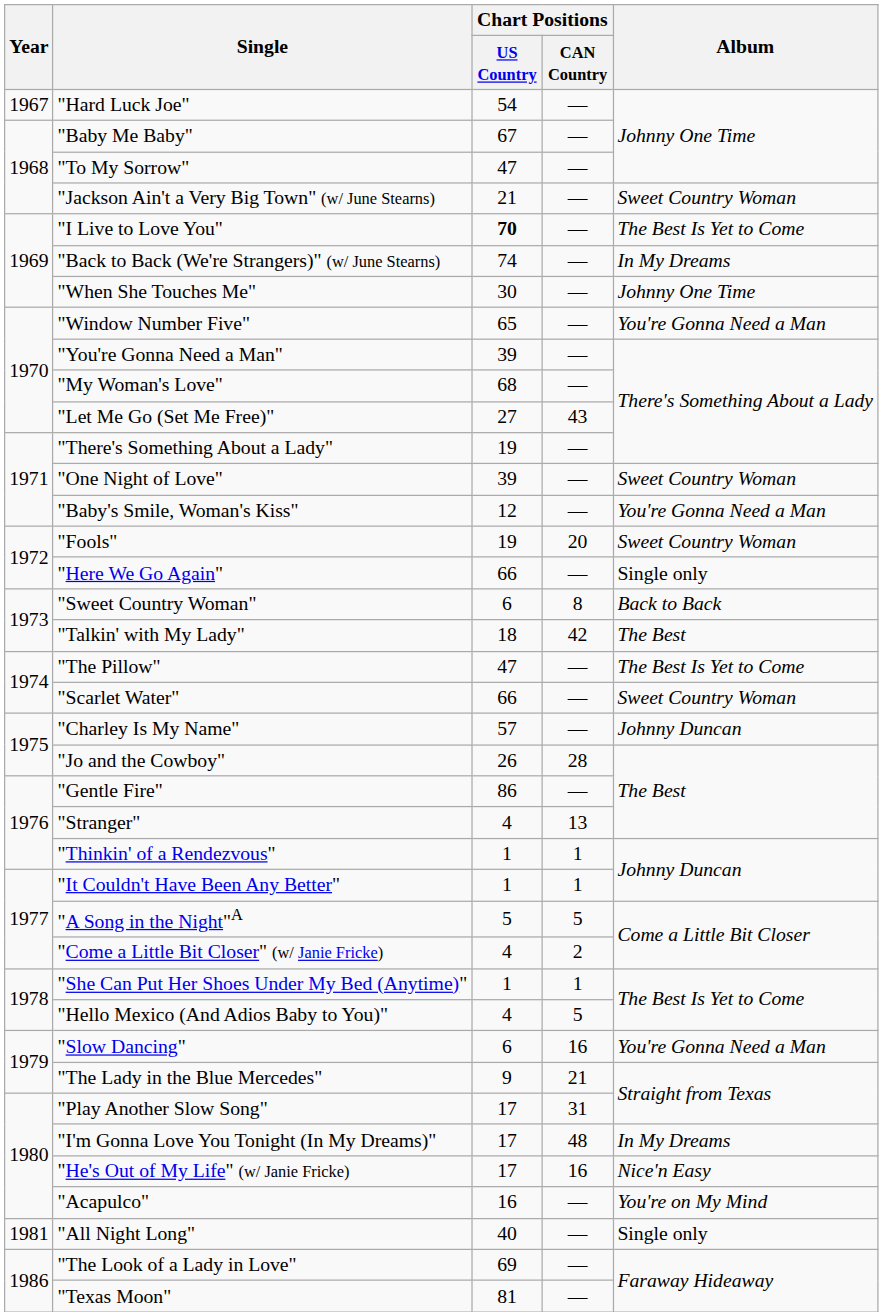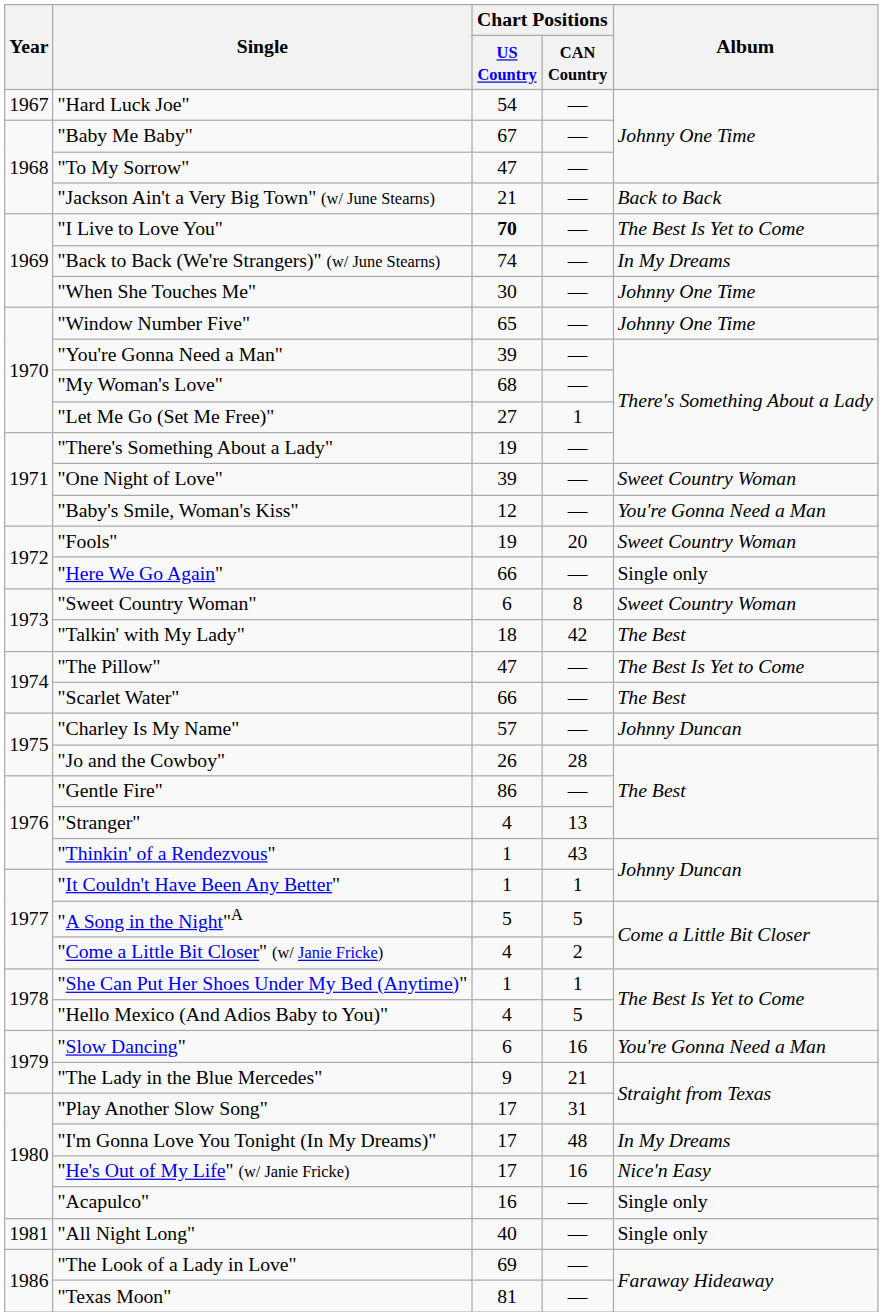(707, 198) Sweet Country Woman -> (669, 198) Back to Back
(722, 323) You're Gonna Need a Man -> (686, 323) Johnny One Time
(578, 416) 43 -> (578, 416) 1
(669, 604) Back to Back -> (707, 604) Sweet Country Woman
(707, 697) Sweet Country Woman -> (652, 697) The Best
(578, 853) 1 -> (578, 853) 43
(692, 1202) You're on My Mind -> (663, 1202) Single only
